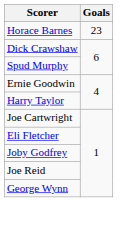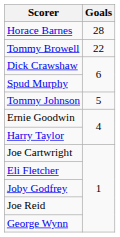(96, 30) 23 -> (99, 30) 28
+ row: (43, 48)
+ row: (43, 100)
